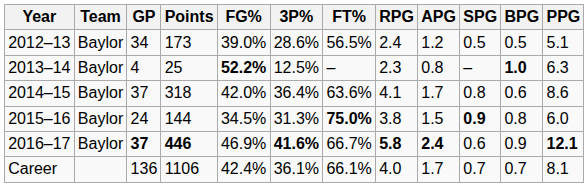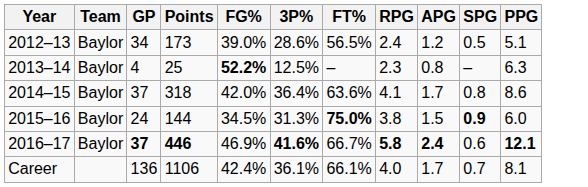- column: (522, 17)
